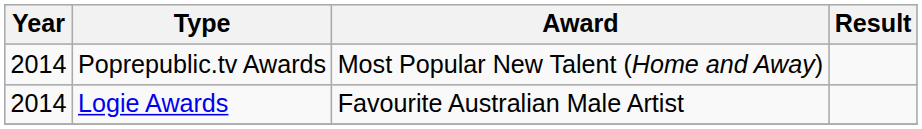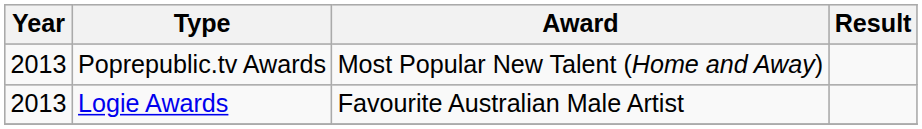(39, 64) 2014 -> (39, 64) 2013
(39, 104) 2014 -> (39, 104) 2013
